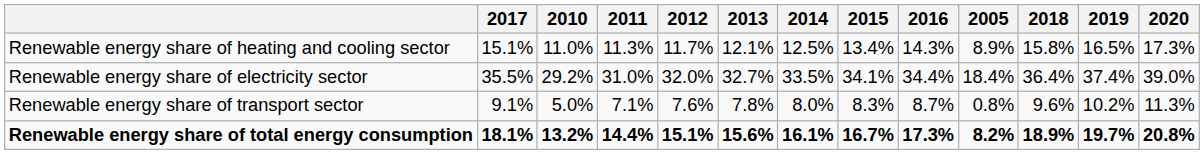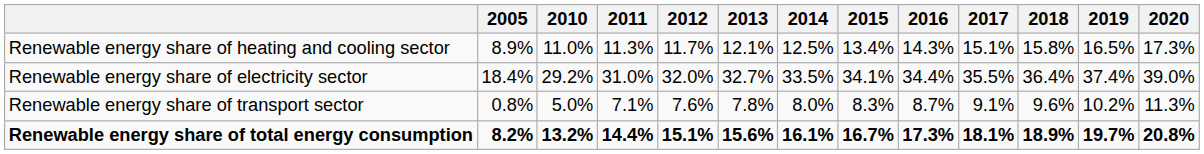columns swapped: (988, 18) <-> (507, 18)
